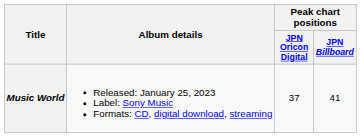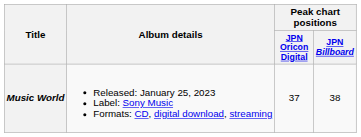(335, 98) 41 -> (335, 98) 38
